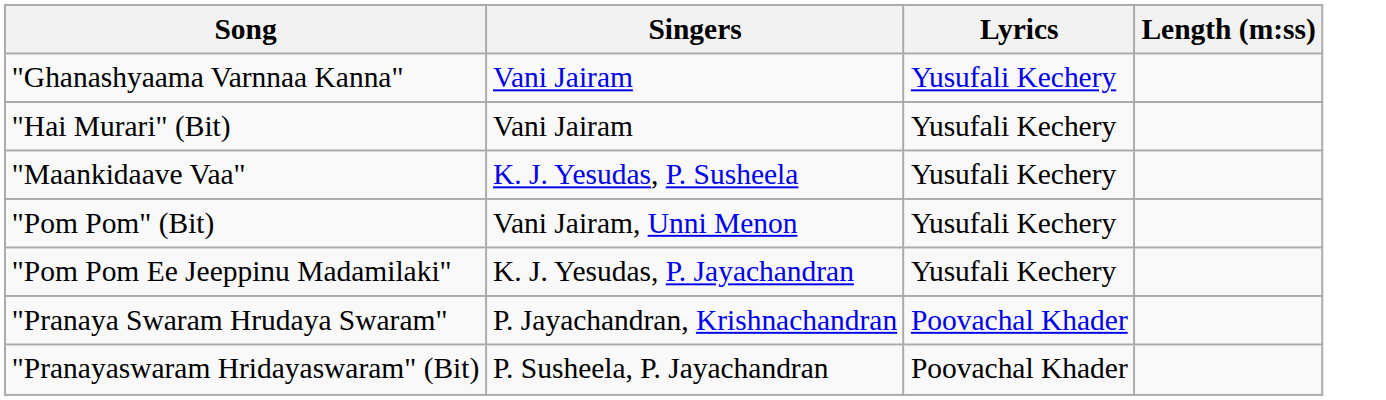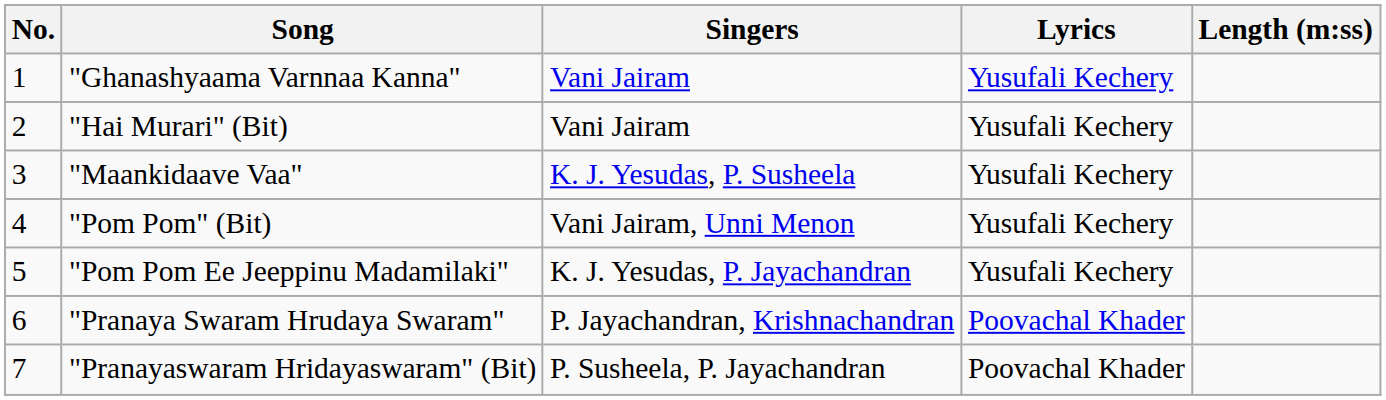+ column: (34, 28)
